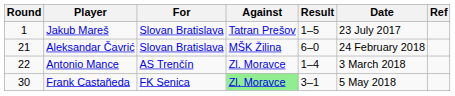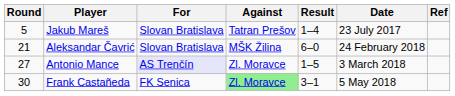(24, 30) 1 -> (24, 30) 5
(310, 30) 1–5 -> (310, 30) 1–4
(24, 64) 22 -> (24, 64) 27
(167, 64) no background -> (167, 64) lavender background
(310, 64) 1–4 -> (310, 64) 1–5
